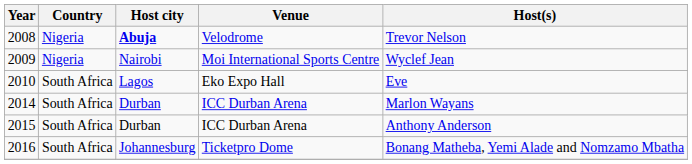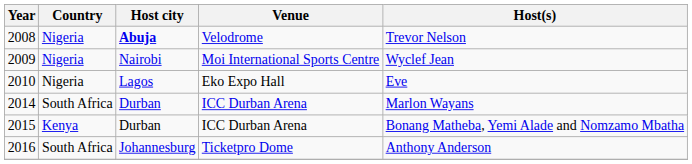(77, 81) South Africa -> (63, 81) Nigeria
(77, 125) South Africa -> (60, 125) Kenya
(438, 125) Anthony Anderson -> (535, 125) Bonang Matheba, Yemi Alade and Nomzamo Mbatha
(535, 147) Bonang Matheba, Yemi Alade and Nomzamo Mbatha -> (438, 147) Anthony Anderson
